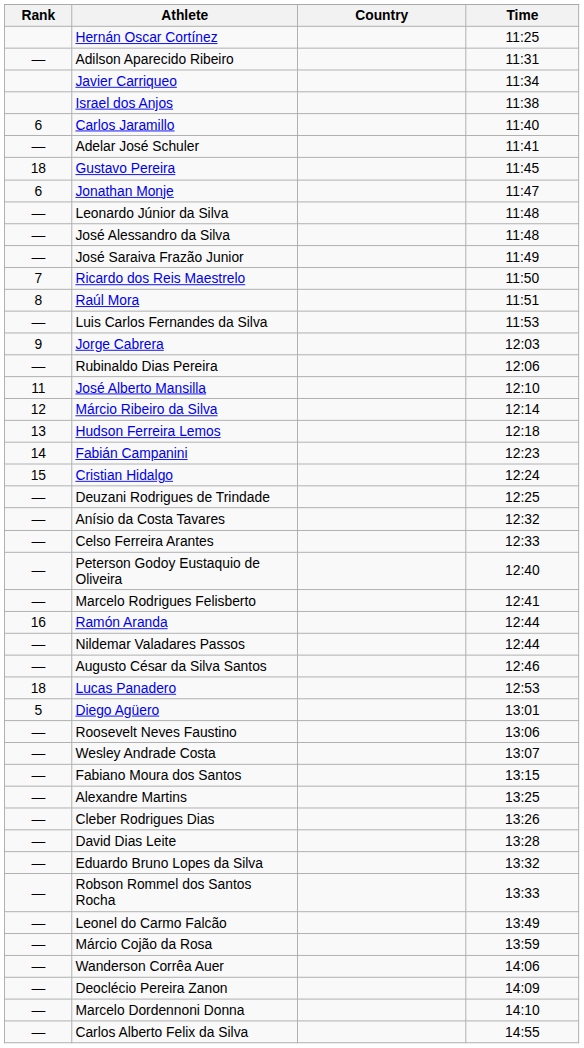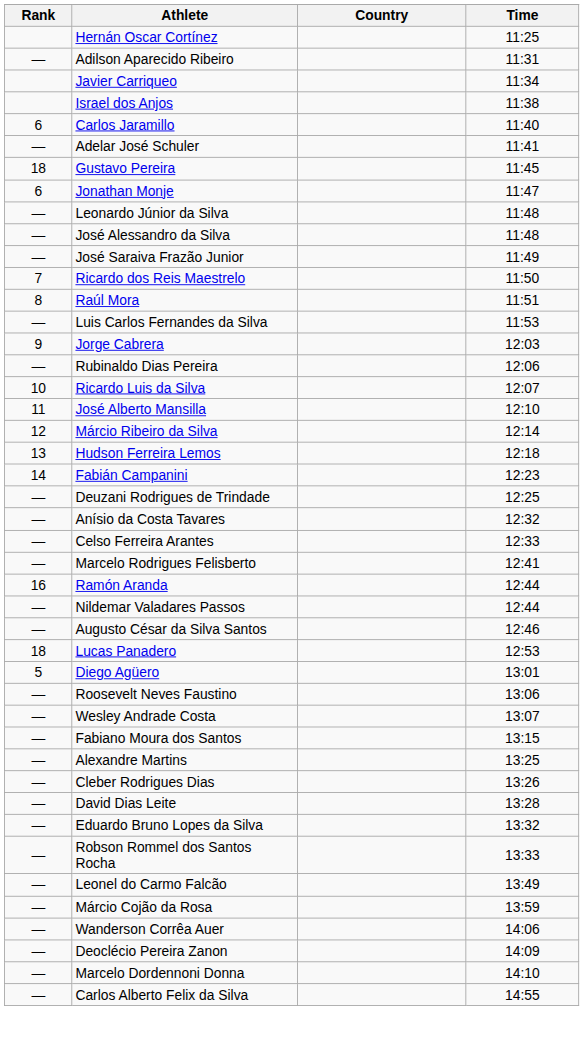+ row: (140, 388)
- row: (124, 475)
- row: (168, 571)
